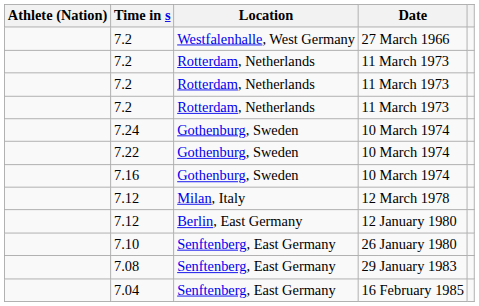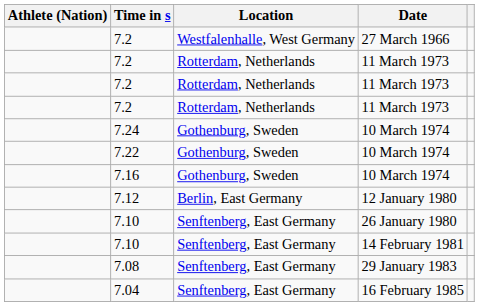- row: (127, 198)
+ row: (127, 244)
